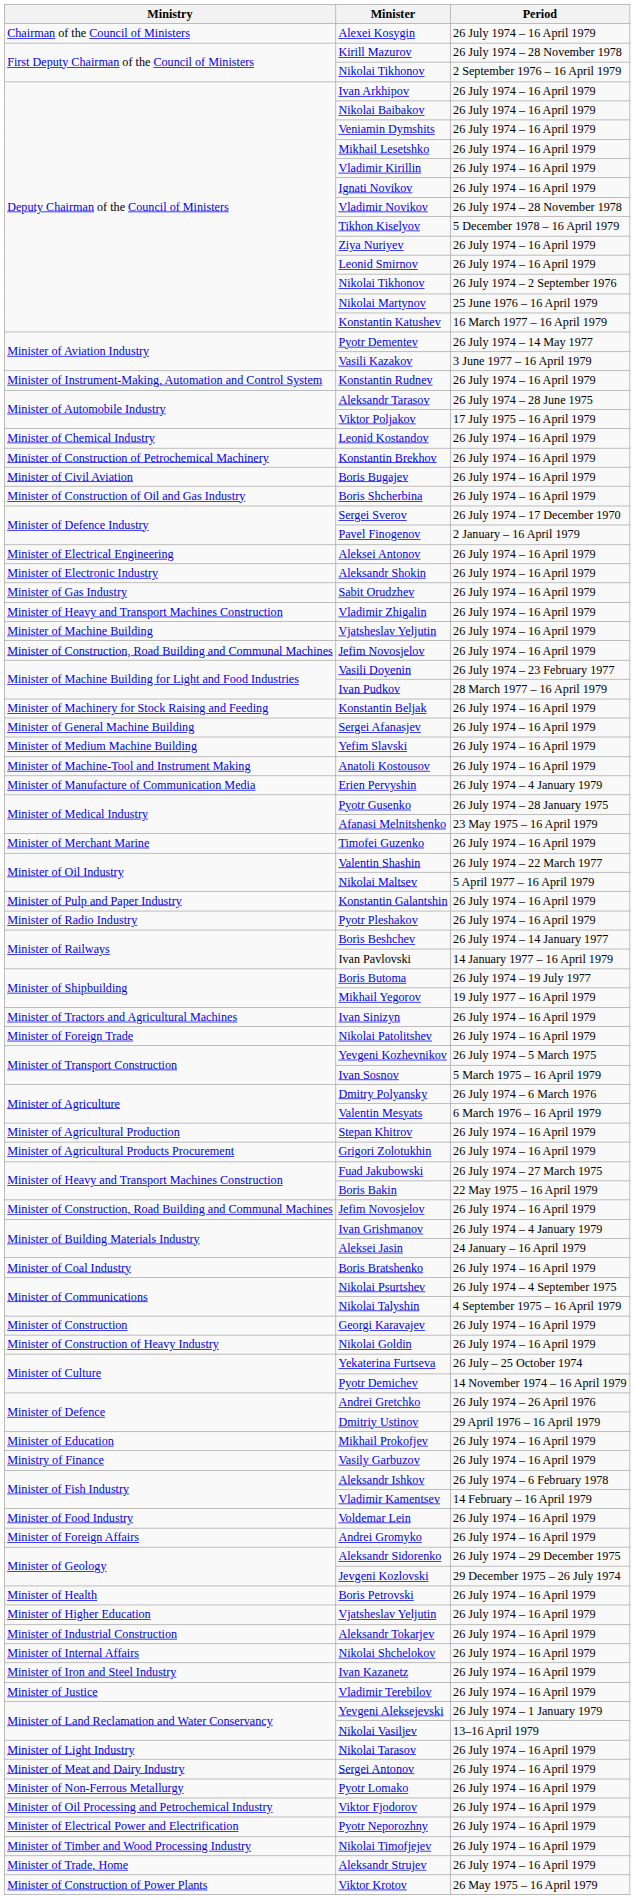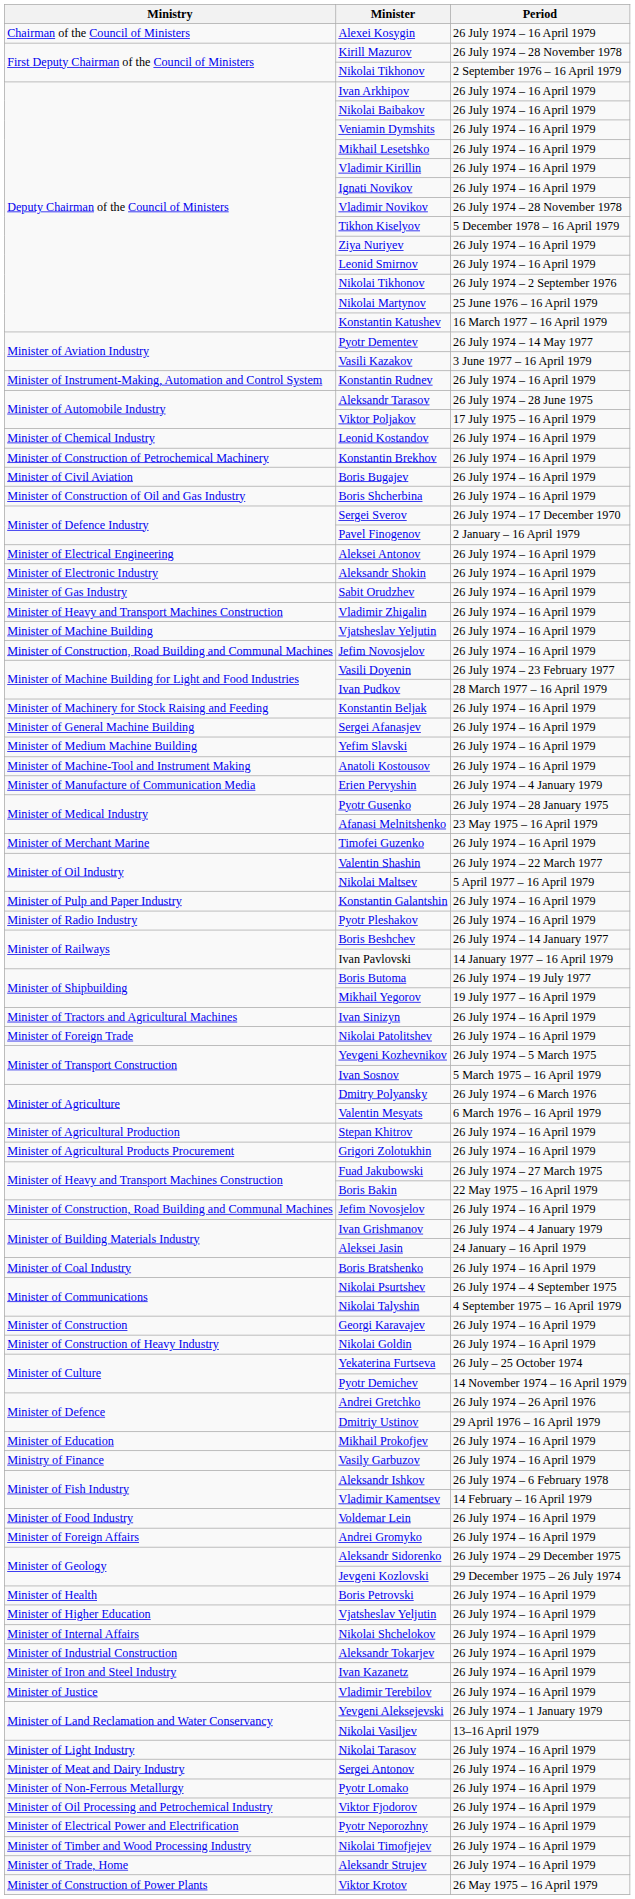rows swapped: (92, 1634) <-> (73, 1653)
